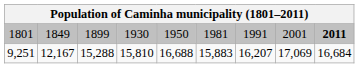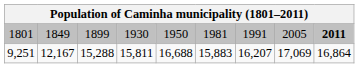(295, 33) 2001 -> (294, 33) 2005
(137, 53) 15,810 -> (136, 53) 15,811
(334, 53) 16,684 -> (334, 53) 16,864
